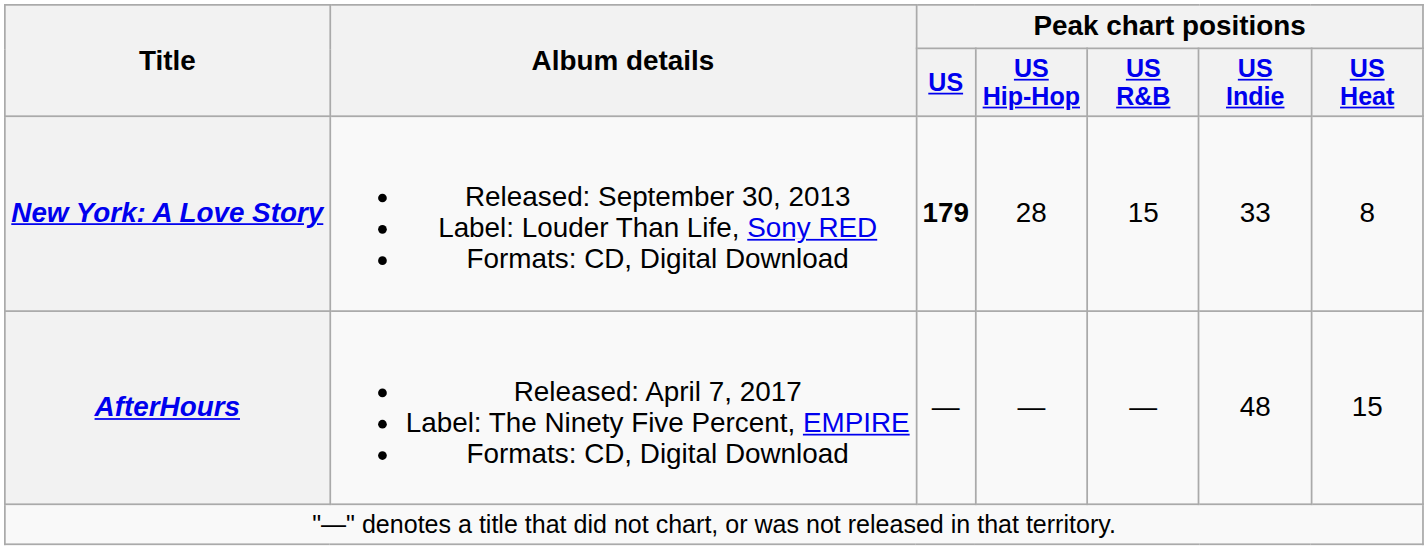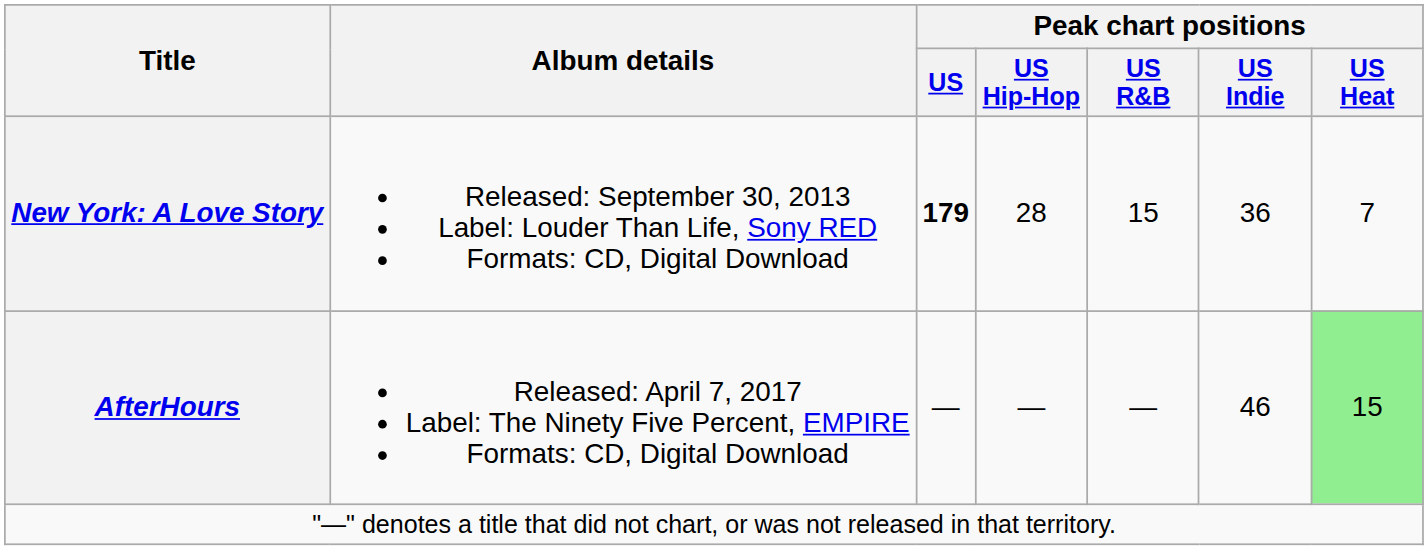(1255, 212) 33 -> (1255, 212) 36
(1367, 212) 8 -> (1367, 212) 7
(1255, 406) 48 -> (1255, 406) 46
(1367, 406) no background -> (1367, 406) lightgreen background
